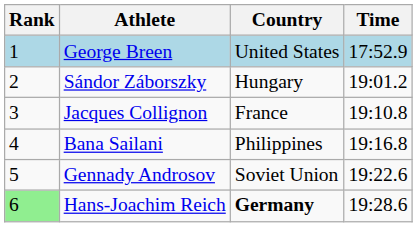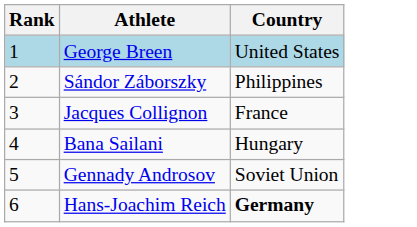- column: (378, 19)
(269, 81) Hungary -> (279, 81) Philippines
(279, 143) Philippines -> (269, 143) Hungary
(14, 205) lightgreen background -> (14, 205) no background
